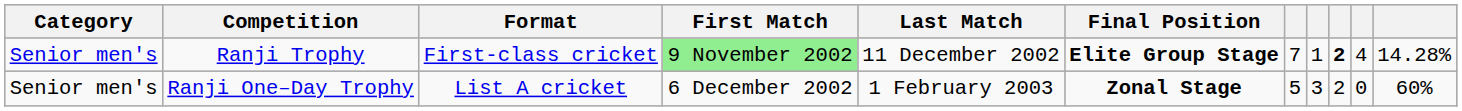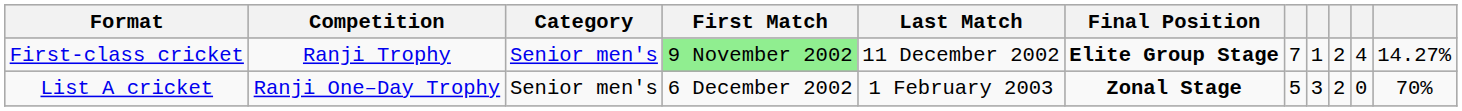columns swapped: (84, 22) <-> (541, 22)
(1339, 55) bold -> (1339, 55) normal
(1414, 55) 14.28% -> (1414, 55) 14.27%
(1414, 88) 60% -> (1414, 88) 70%
